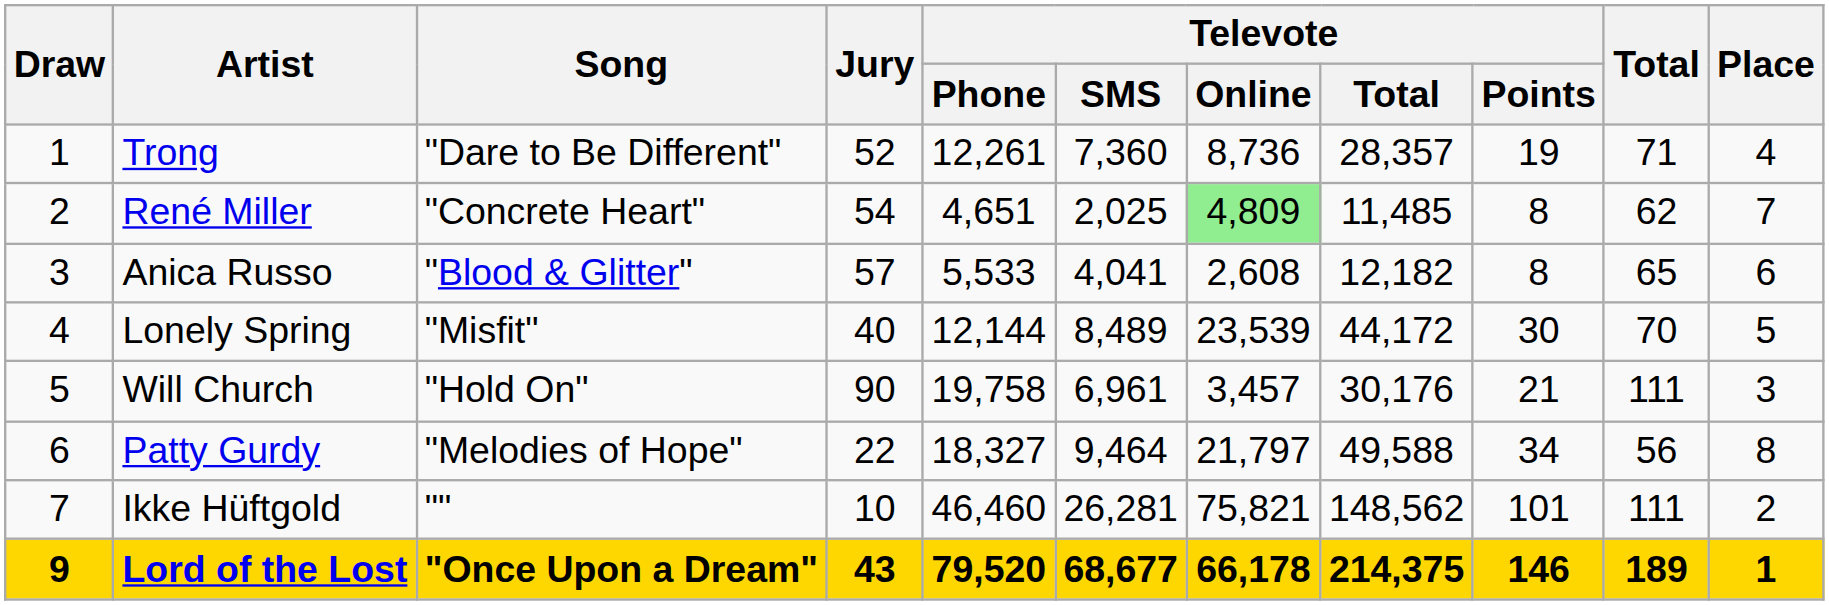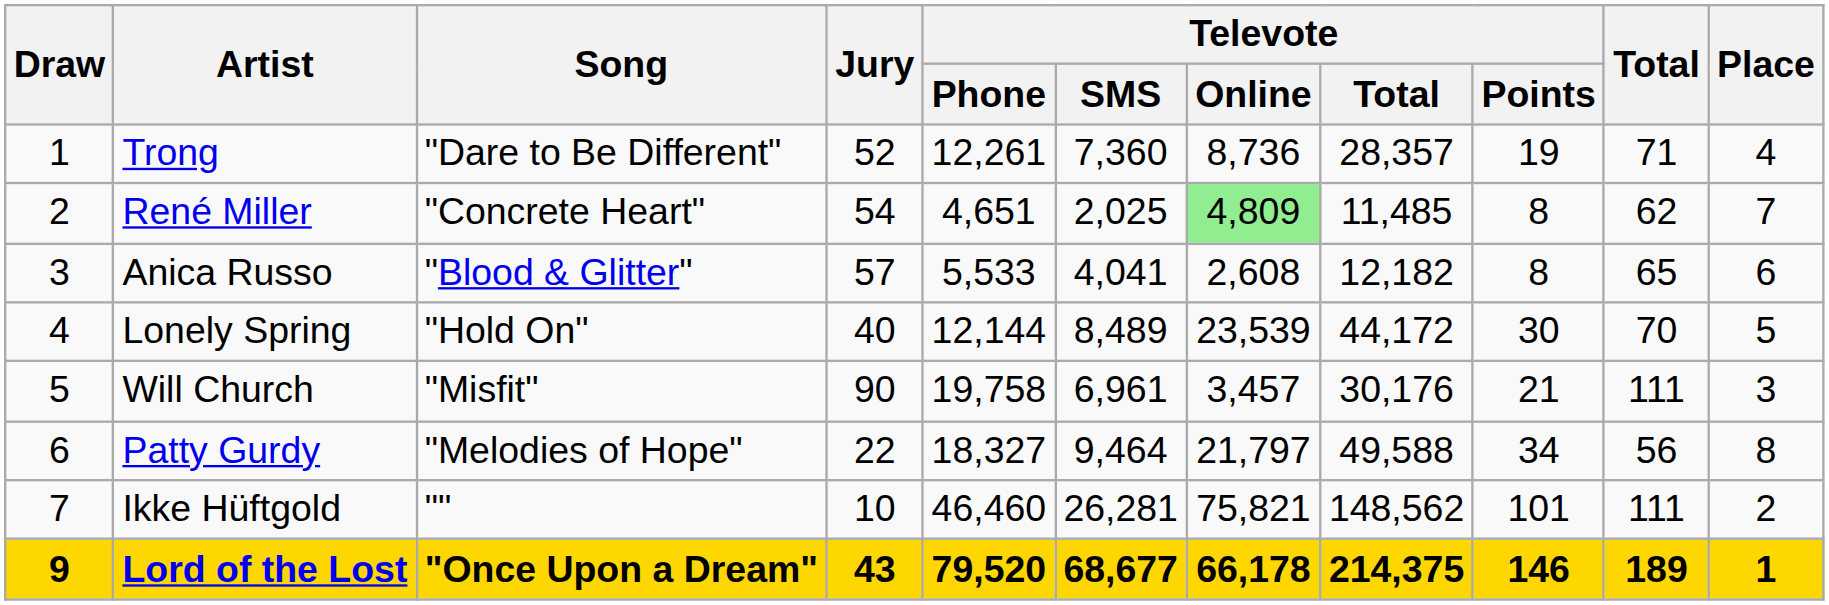(482, 331) "Misfit" -> (507, 331) "Hold On"
(507, 390) "Hold On" -> (482, 390) "Misfit"
